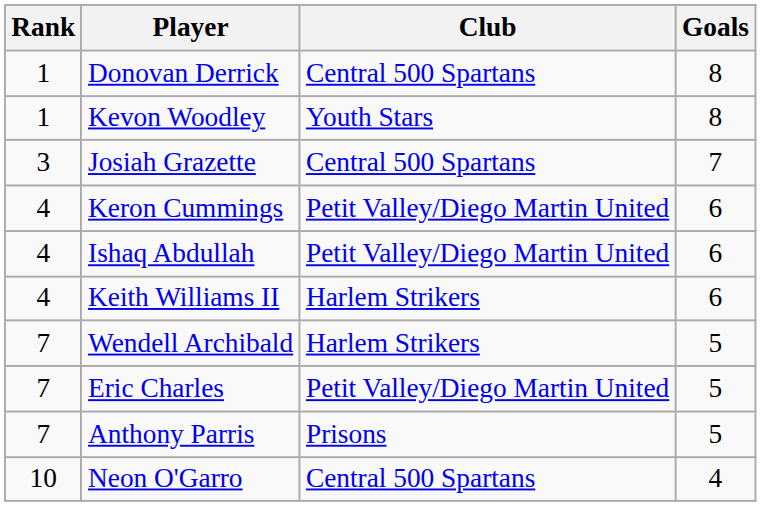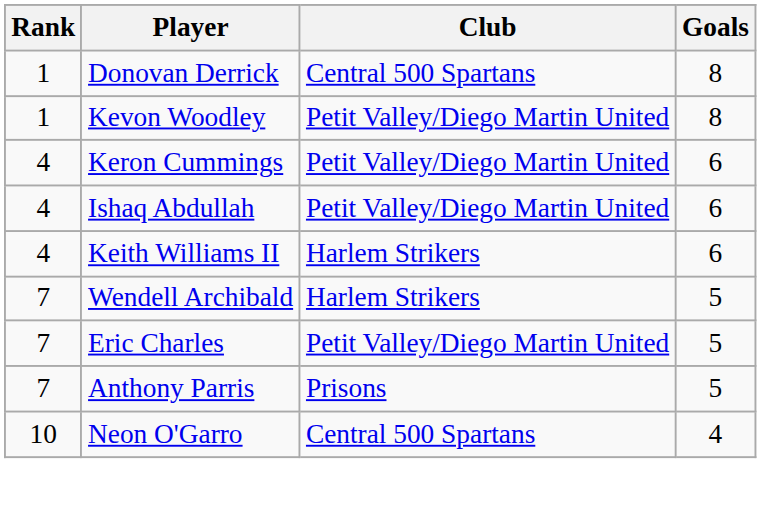(370, 117) Youth Stars -> (488, 117) Petit Valley/Diego Martin United
- row: (172, 162)
